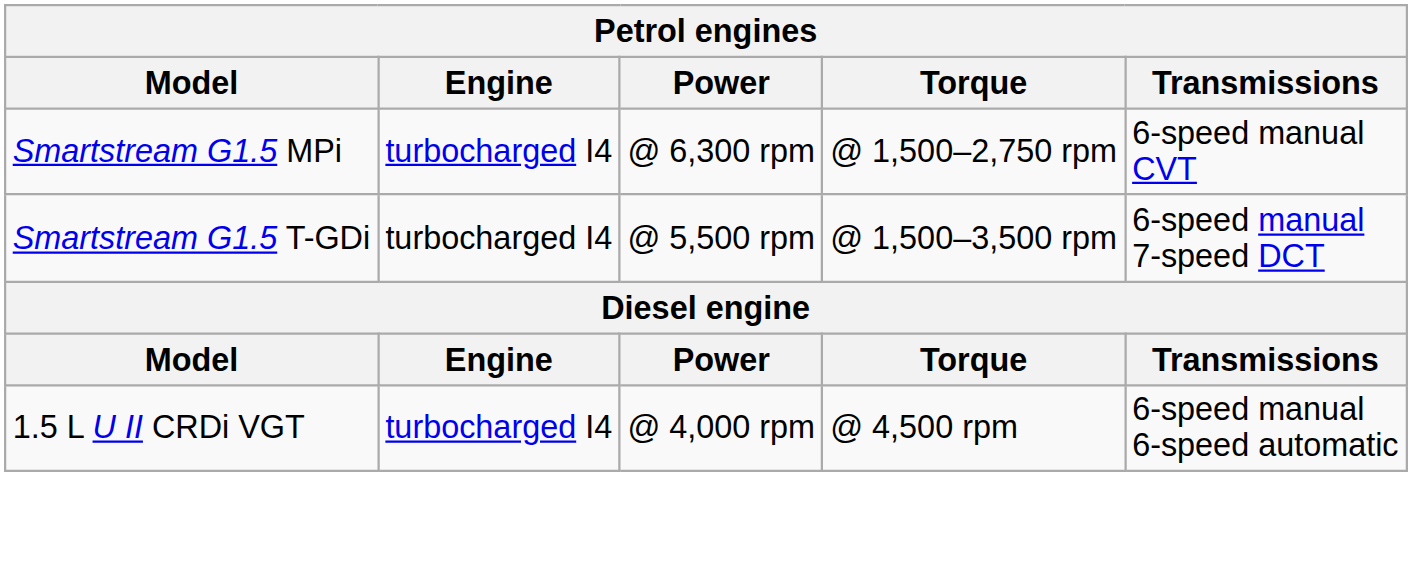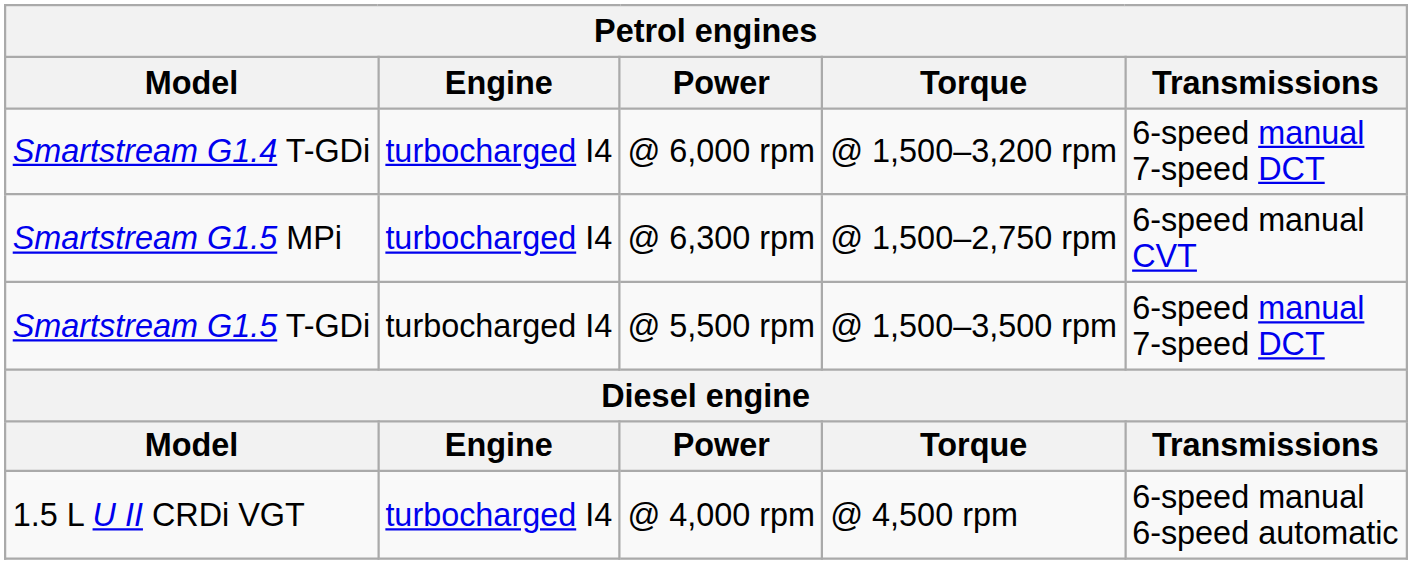+ row: (191, 151)
